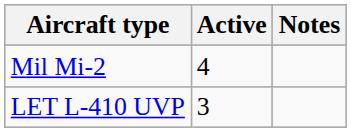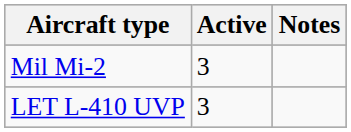(203, 65) 4 -> (203, 65) 3
